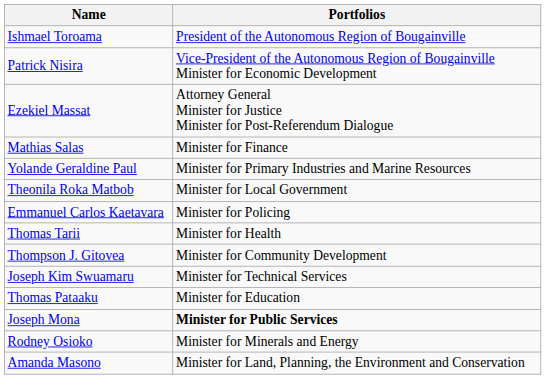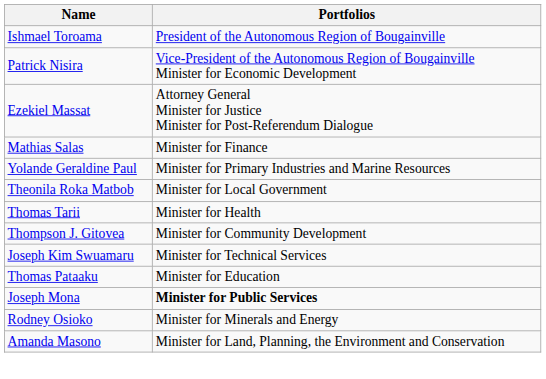- row: (86, 212)
